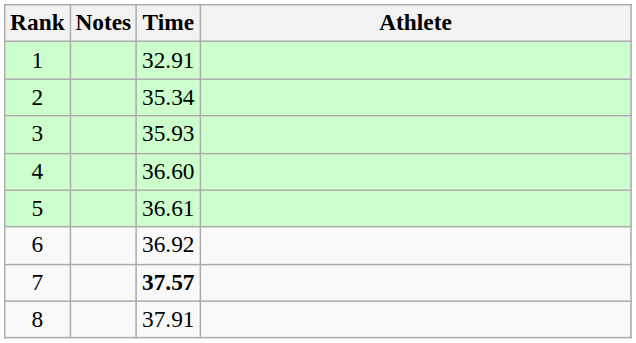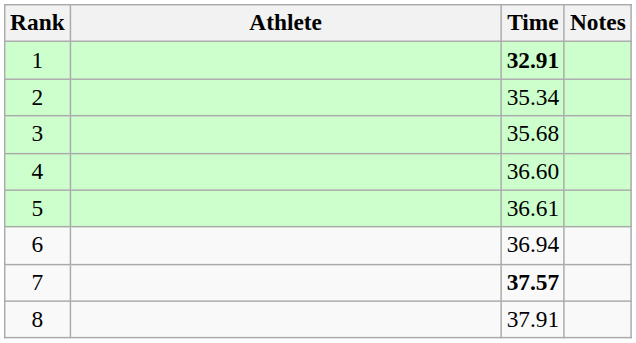columns swapped: (416, 23) <-> (103, 23)
(168, 60) normal -> (533, 60) bold
(168, 134) 35.93 -> (533, 134) 35.68
(168, 245) 36.92 -> (533, 245) 36.94
